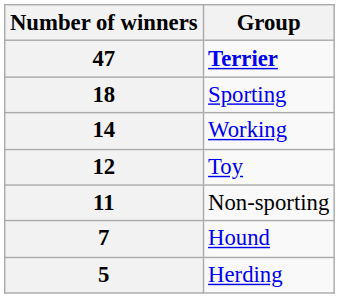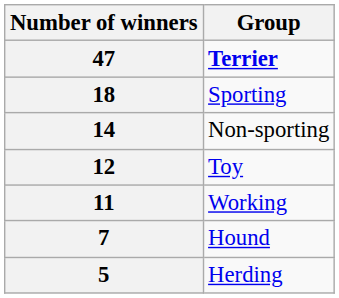(248, 130) Working -> (269, 130) Non-sporting
(269, 202) Non-sporting -> (248, 202) Working
